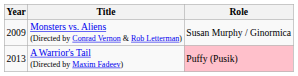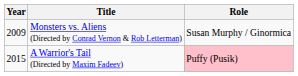(16, 58) 2013 -> (16, 58) 2015
